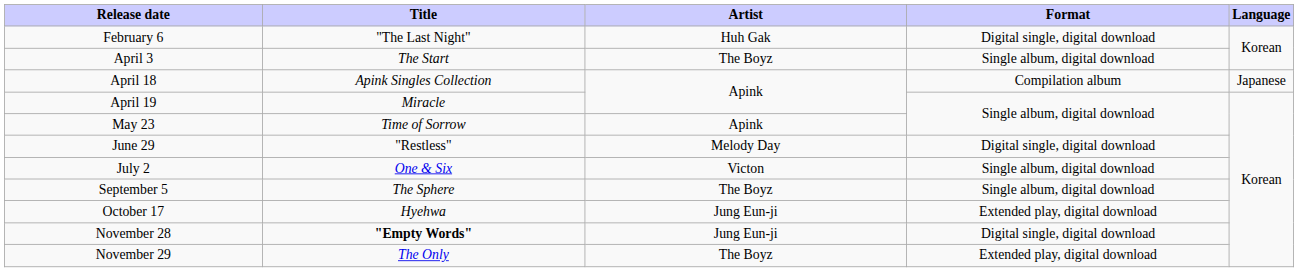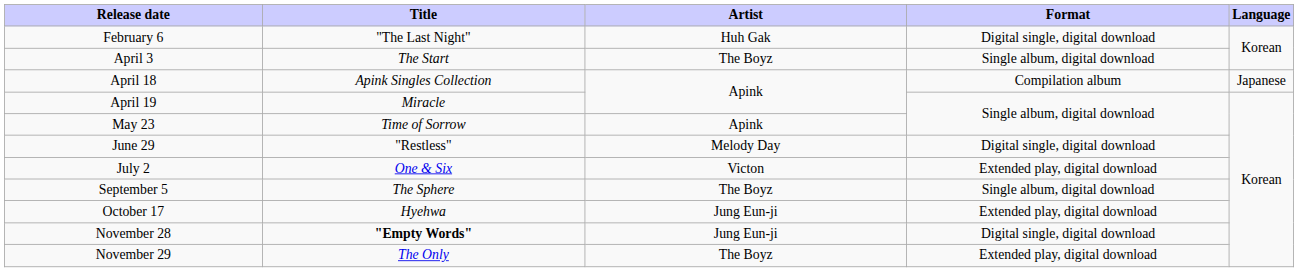(1068, 168) Single album, digital download -> (1068, 168) Extended play, digital download
